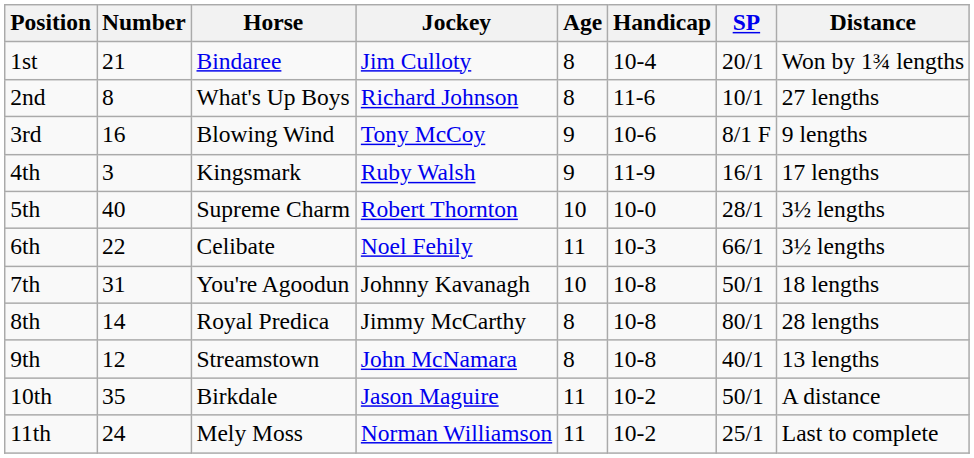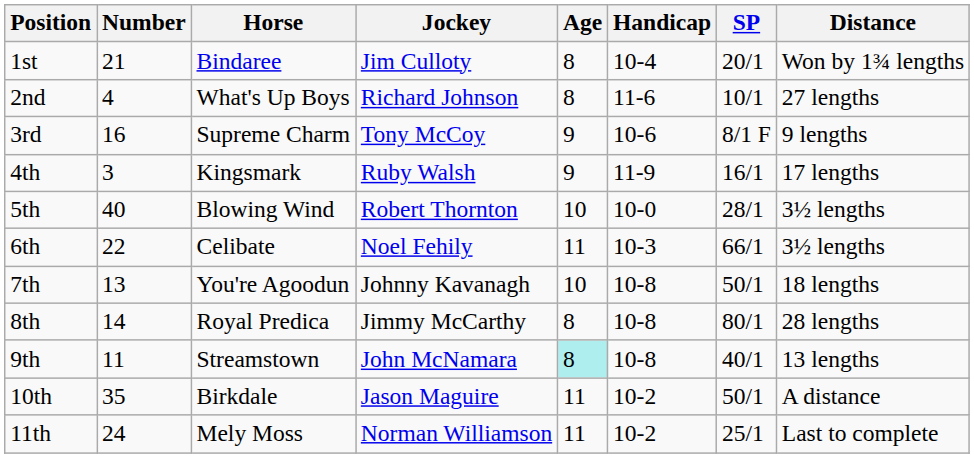(108, 97) 8 -> (108, 97) 4
(265, 135) Blowing Wind -> (273, 135) Supreme Charm
(273, 209) Supreme Charm -> (265, 209) Blowing Wind
(114, 284) 31 -> (114, 284) 13
(114, 358) 12 -> (113, 358) 11
(569, 358) no background -> (569, 358) paleturquoise background
